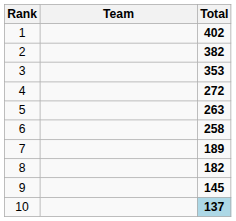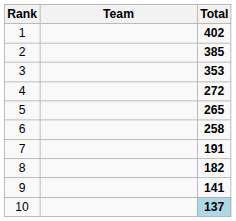(214, 52) 382 -> (214, 52) 385
(214, 110) 263 -> (214, 110) 265
(214, 149) 189 -> (214, 149) 191
(214, 187) 145 -> (214, 187) 141
